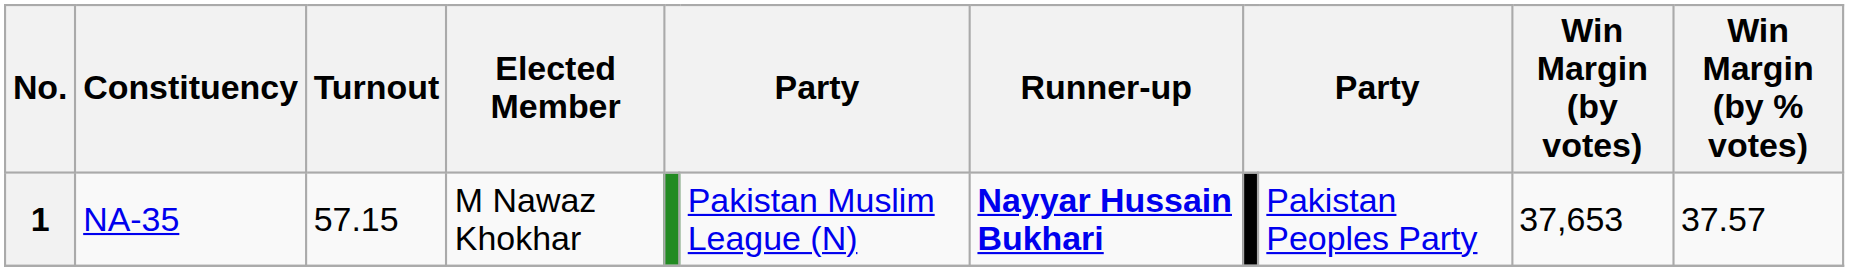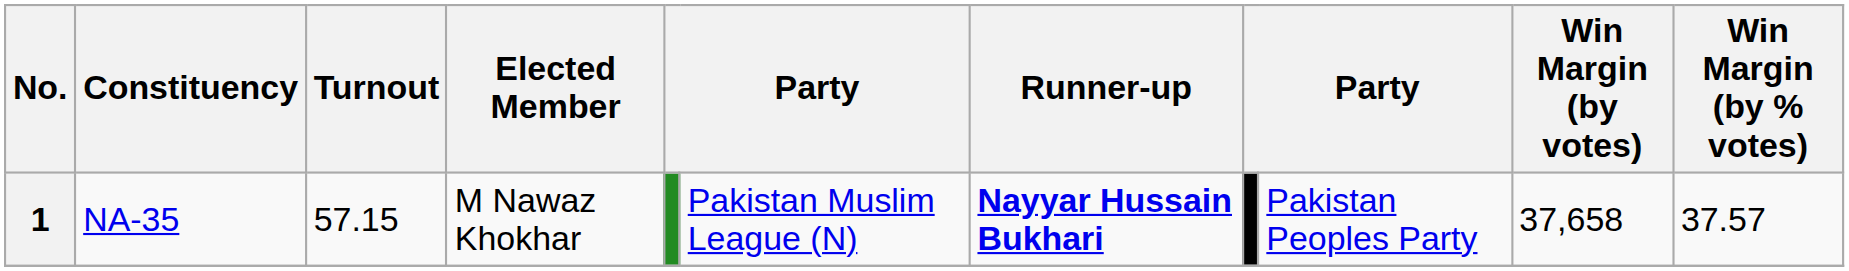(1571, 218) 37,653 -> (1571, 218) 37,658
